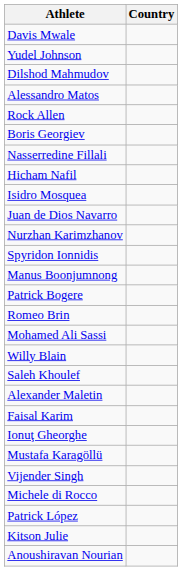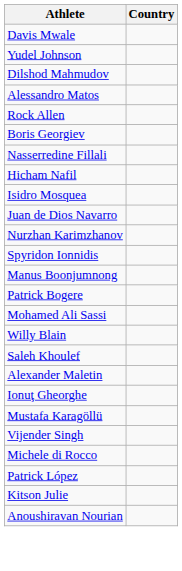- row: (38, 315)
- row: (40, 415)
